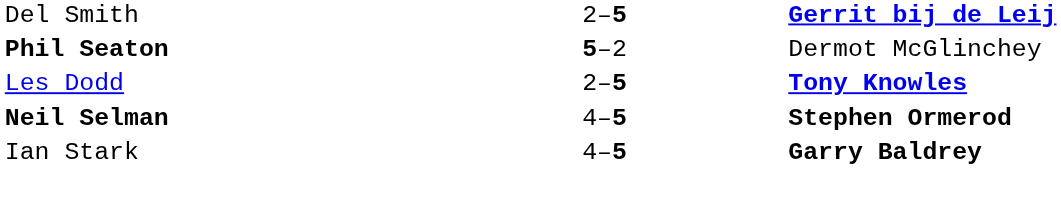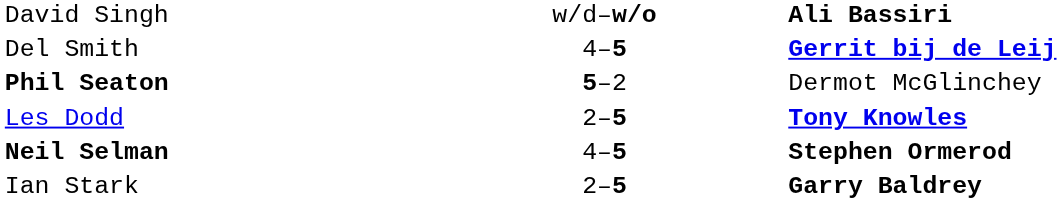+ row: (87, 15)
(605, 15) 2–5 -> (605, 49) 4–5
(605, 152) 4–5 -> (605, 187) 2–5
